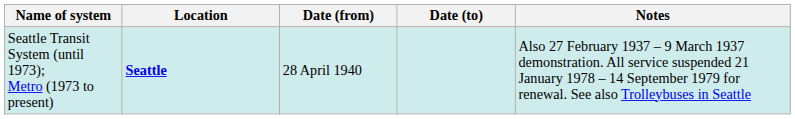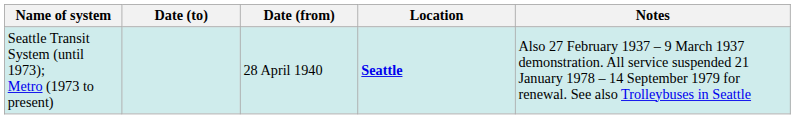columns swapped: (201, 15) <-> (456, 15)
